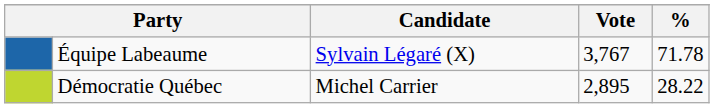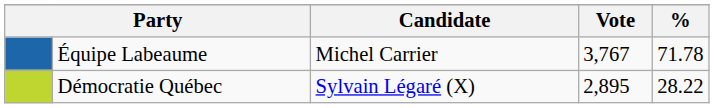(395, 53) Sylvain Légaré (X) -> (377, 53) Michel Carrier
(377, 86) Michel Carrier -> (395, 86) Sylvain Légaré (X)
